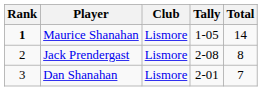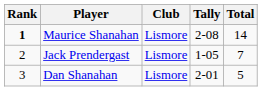(207, 34) 1-05 -> (207, 34) 2-08
(207, 55) 2-08 -> (207, 55) 1-05
(240, 55) 8 -> (240, 55) 7
(240, 75) 7 -> (240, 75) 5
